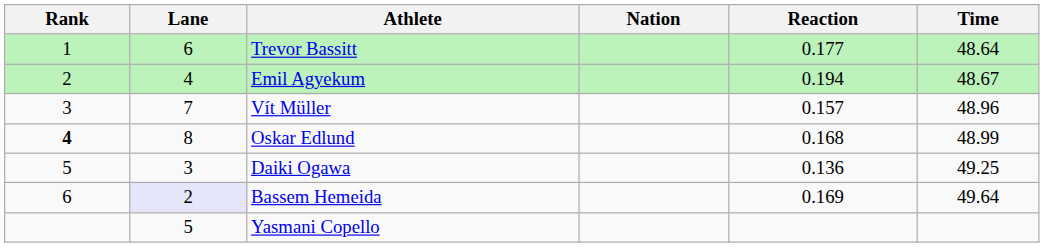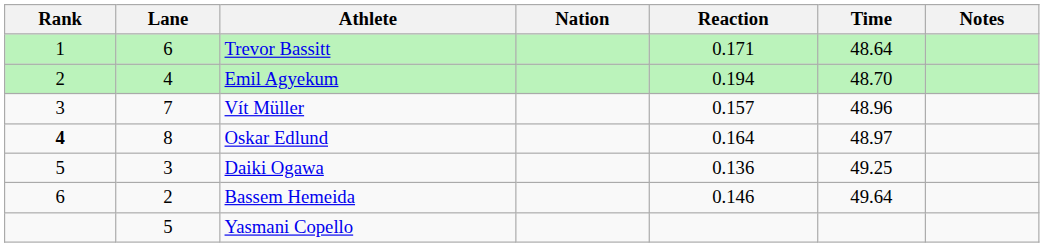+ column: (982, 19)
(823, 49) 0.177 -> (733, 49) 0.171
(978, 78) 48.67 -> (871, 78) 48.70
(823, 138) 0.168 -> (733, 138) 0.164
(978, 138) 48.99 -> (871, 138) 48.97
(188, 197) lavender background -> (168, 197) no background
(823, 197) 0.169 -> (733, 197) 0.146
